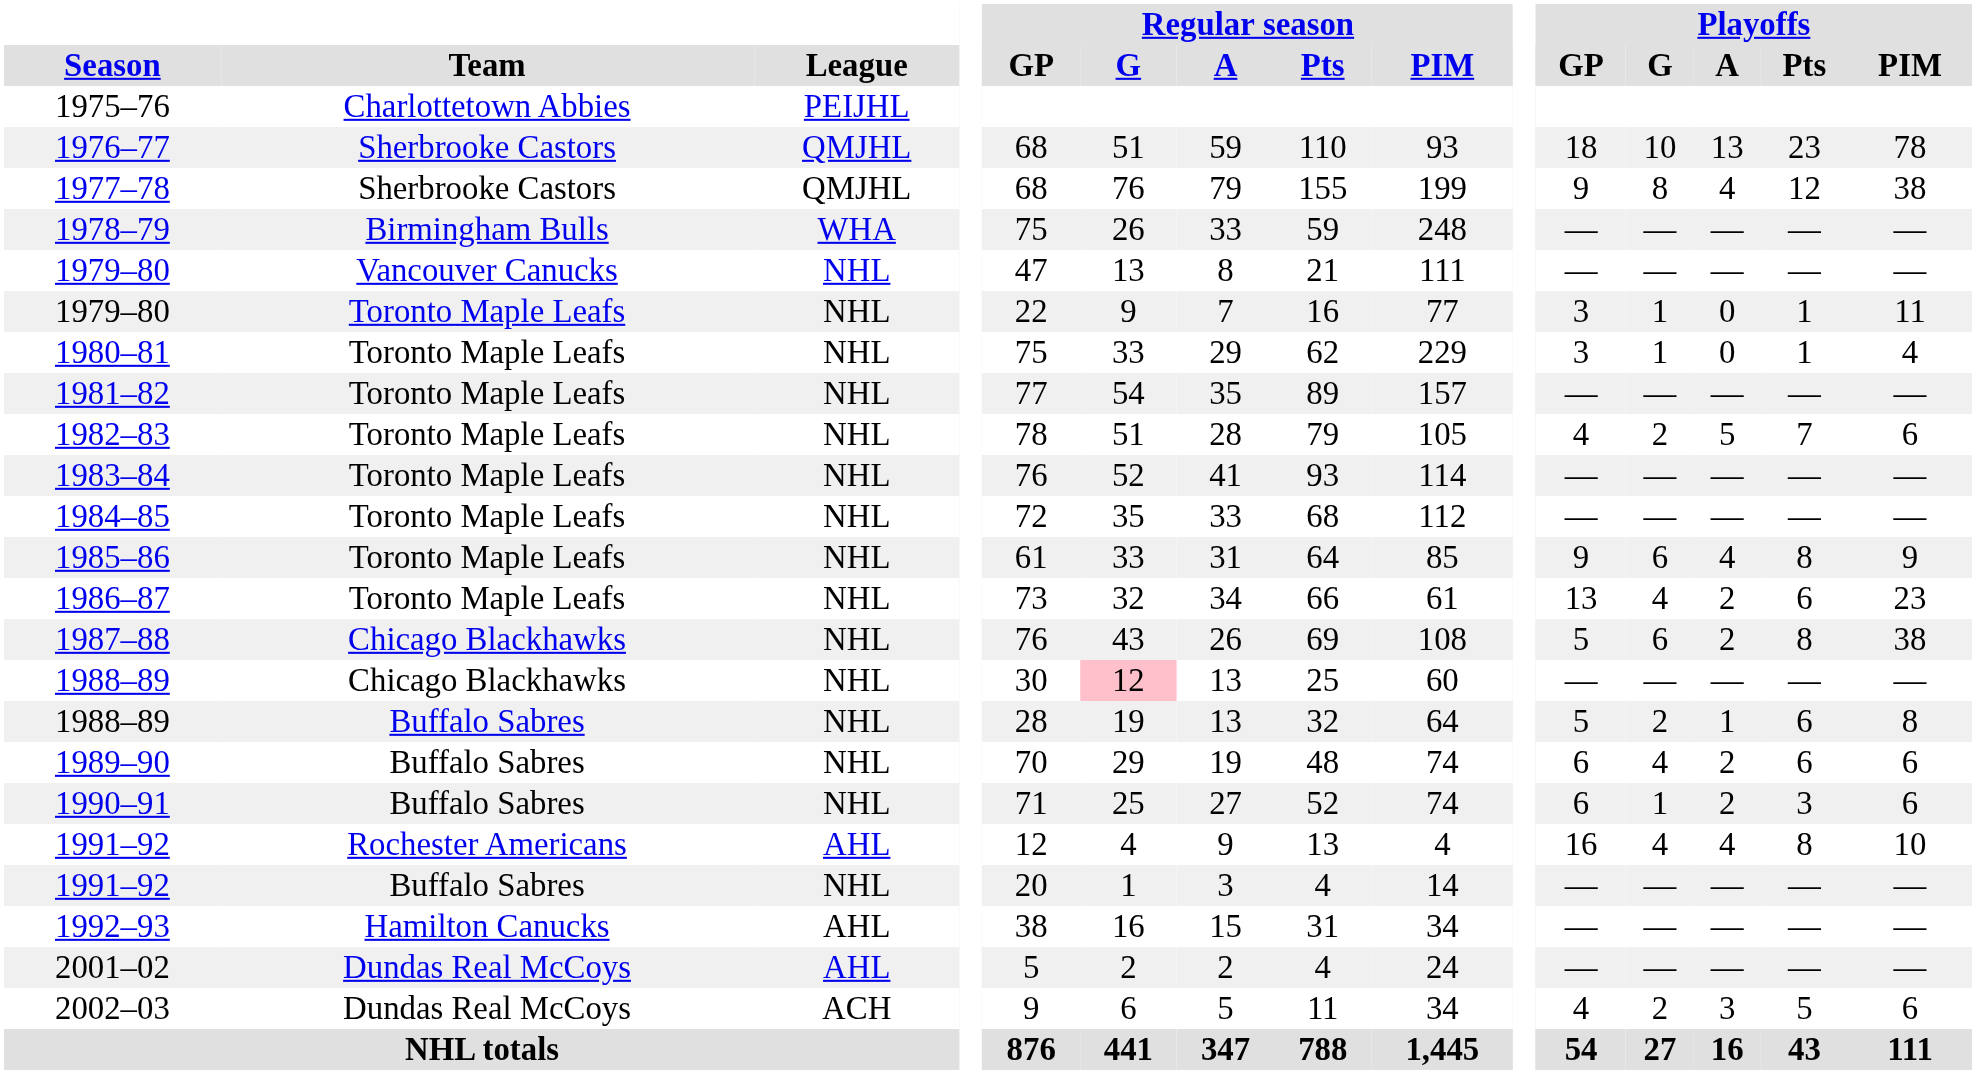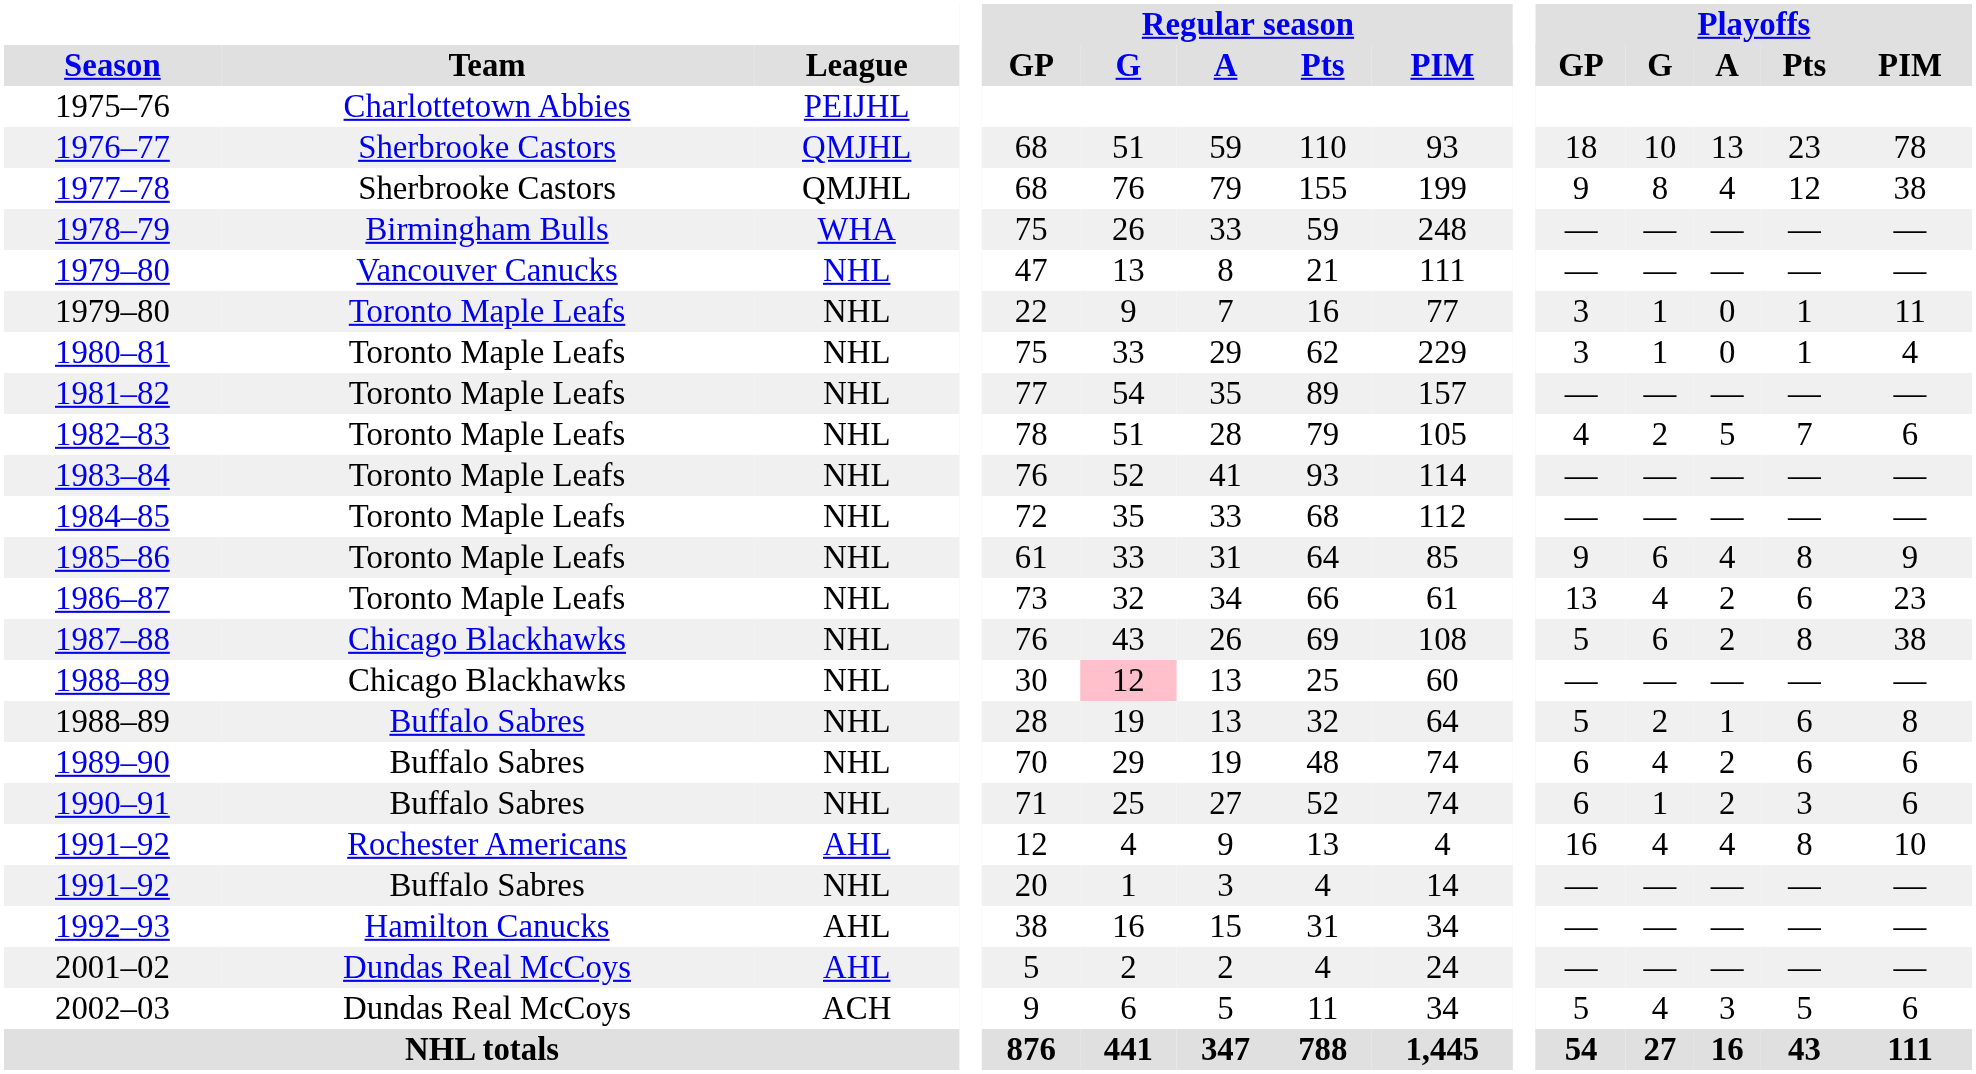(1581, 1007) 4 -> (1581, 1007) 5
(1660, 1007) 2 -> (1660, 1007) 4
